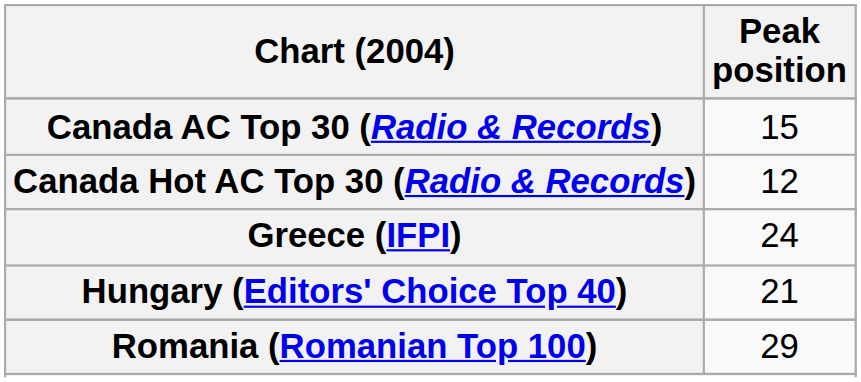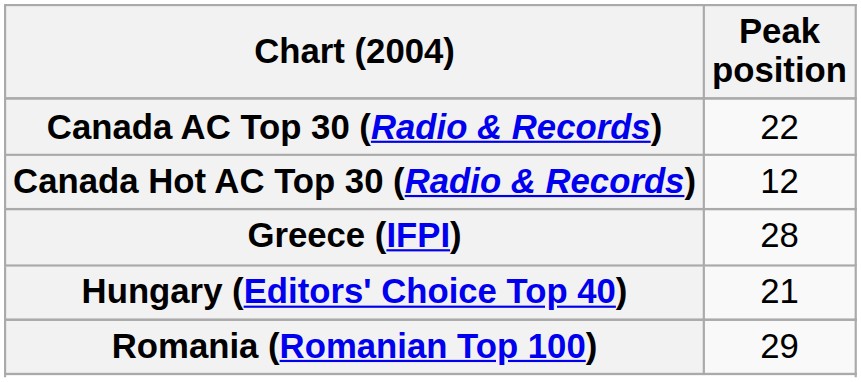(779, 126) 15 -> (779, 126) 22
(779, 236) 24 -> (779, 236) 28
